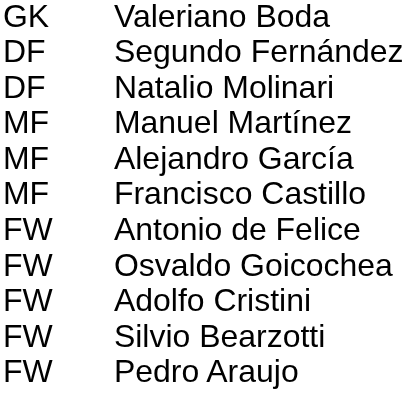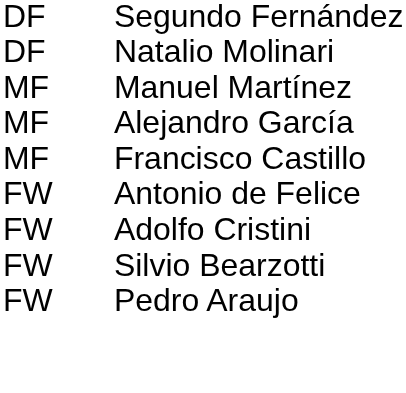- row: (222, 16)
- row: (253, 264)
